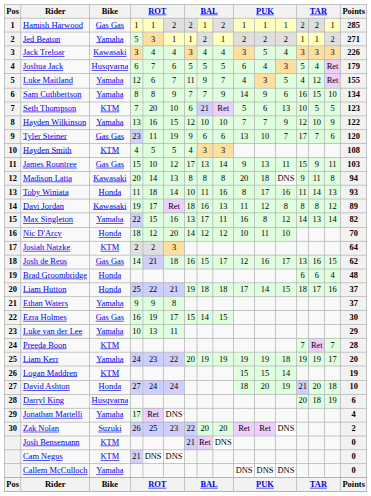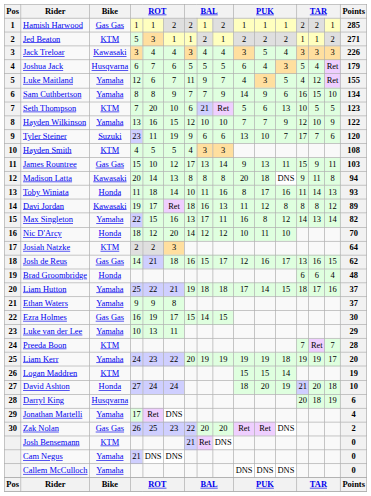(110, 39) Yamaha -> (110, 39) KTM
(110, 136) Gas Gas -> (110, 136) Suzuki
(110, 289) Honda -> (110, 289) Yamaha
(110, 428) Suzuki -> (110, 428) Gas Gas
(110, 456) KTM -> (110, 456) Yamaha
